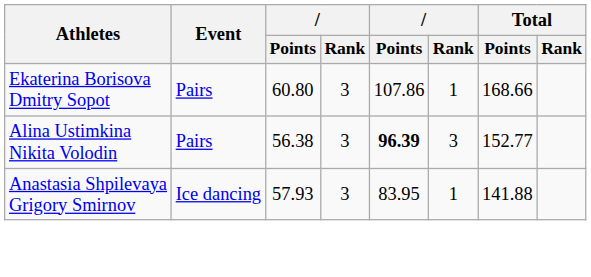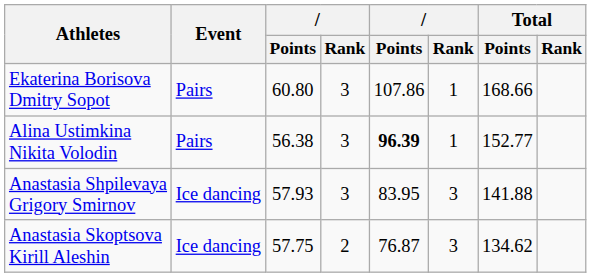(453, 142) 3 -> (453, 142) 1
(453, 194) 1 -> (453, 194) 3
+ row: (85, 246)
